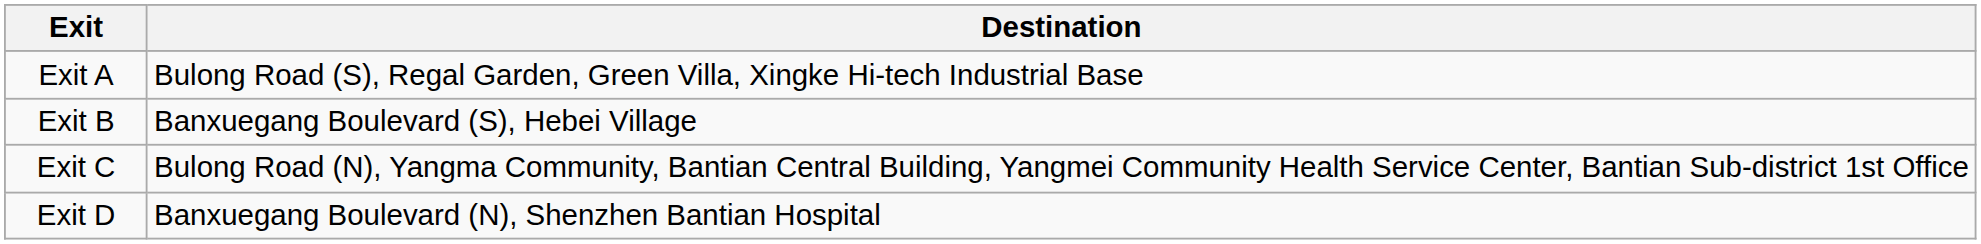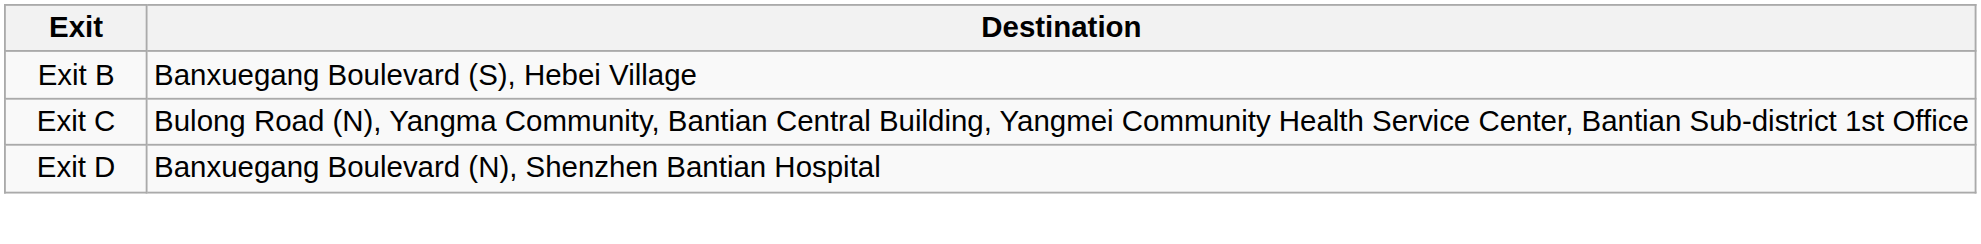- row: (76, 74)
